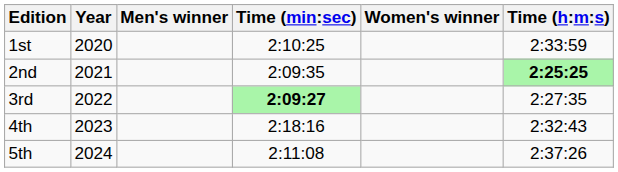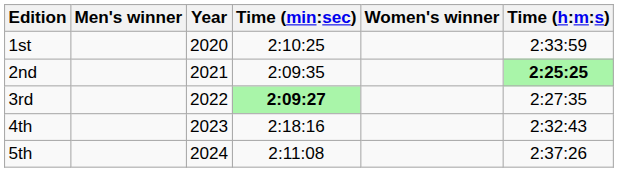columns swapped: (93, 18) <-> (174, 18)
